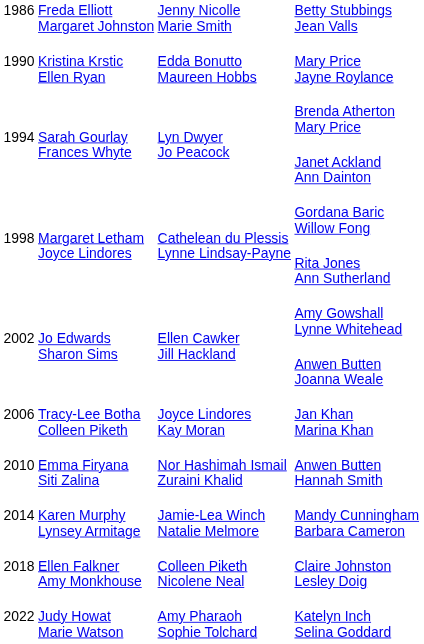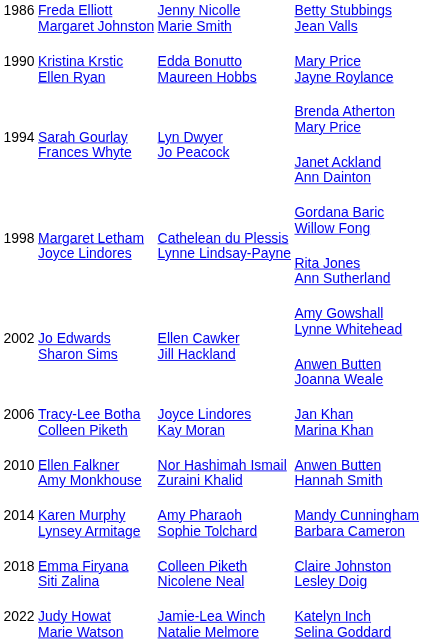(83, 473) Emma Firyana Siti Zalina -> (90, 473) Ellen Falkner Amy Monkhouse
(211, 523) Jamie-Lea Winch Natalie Melmore -> (207, 523) Amy Pharaoh Sophie Tolchard
(90, 574) Ellen Falkner Amy Monkhouse -> (83, 574) Emma Firyana Siti Zalina
(207, 624) Amy Pharaoh Sophie Tolchard -> (211, 624) Jamie-Lea Winch Natalie Melmore
